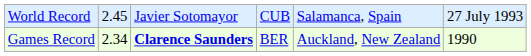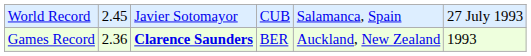(115, 39) 2.34 -> (115, 39) 2.36
(462, 39) 1990 -> (462, 39) 1993
